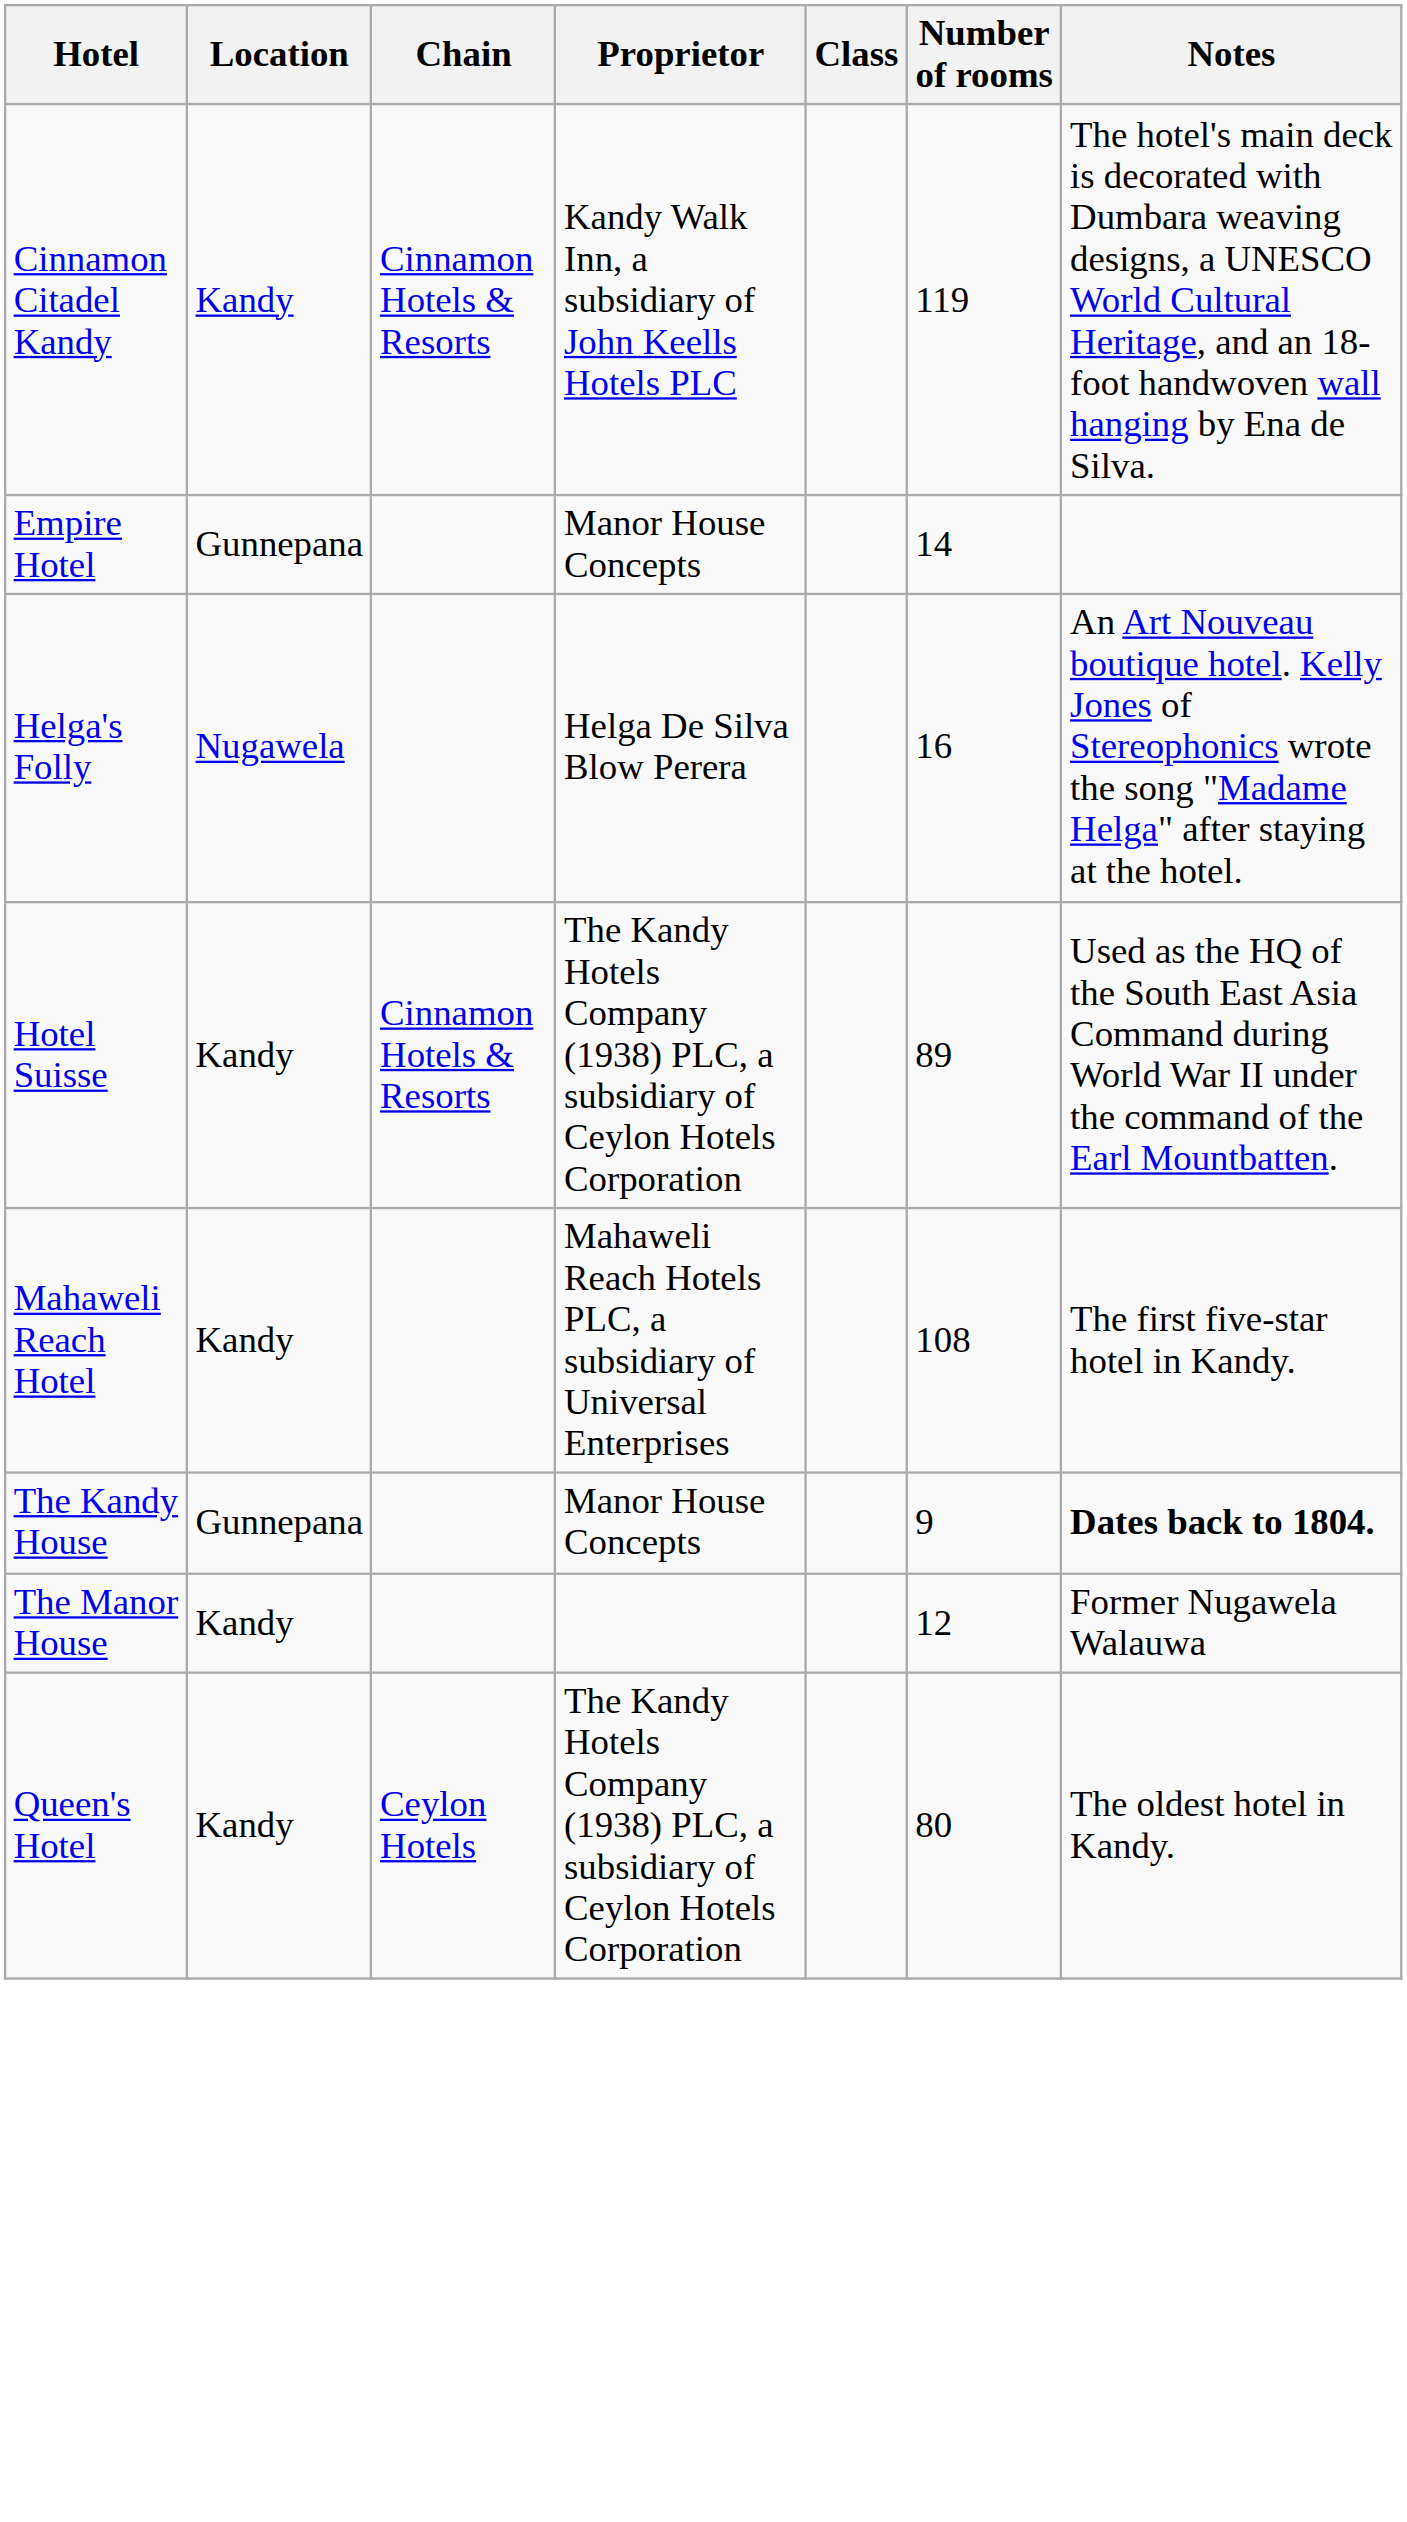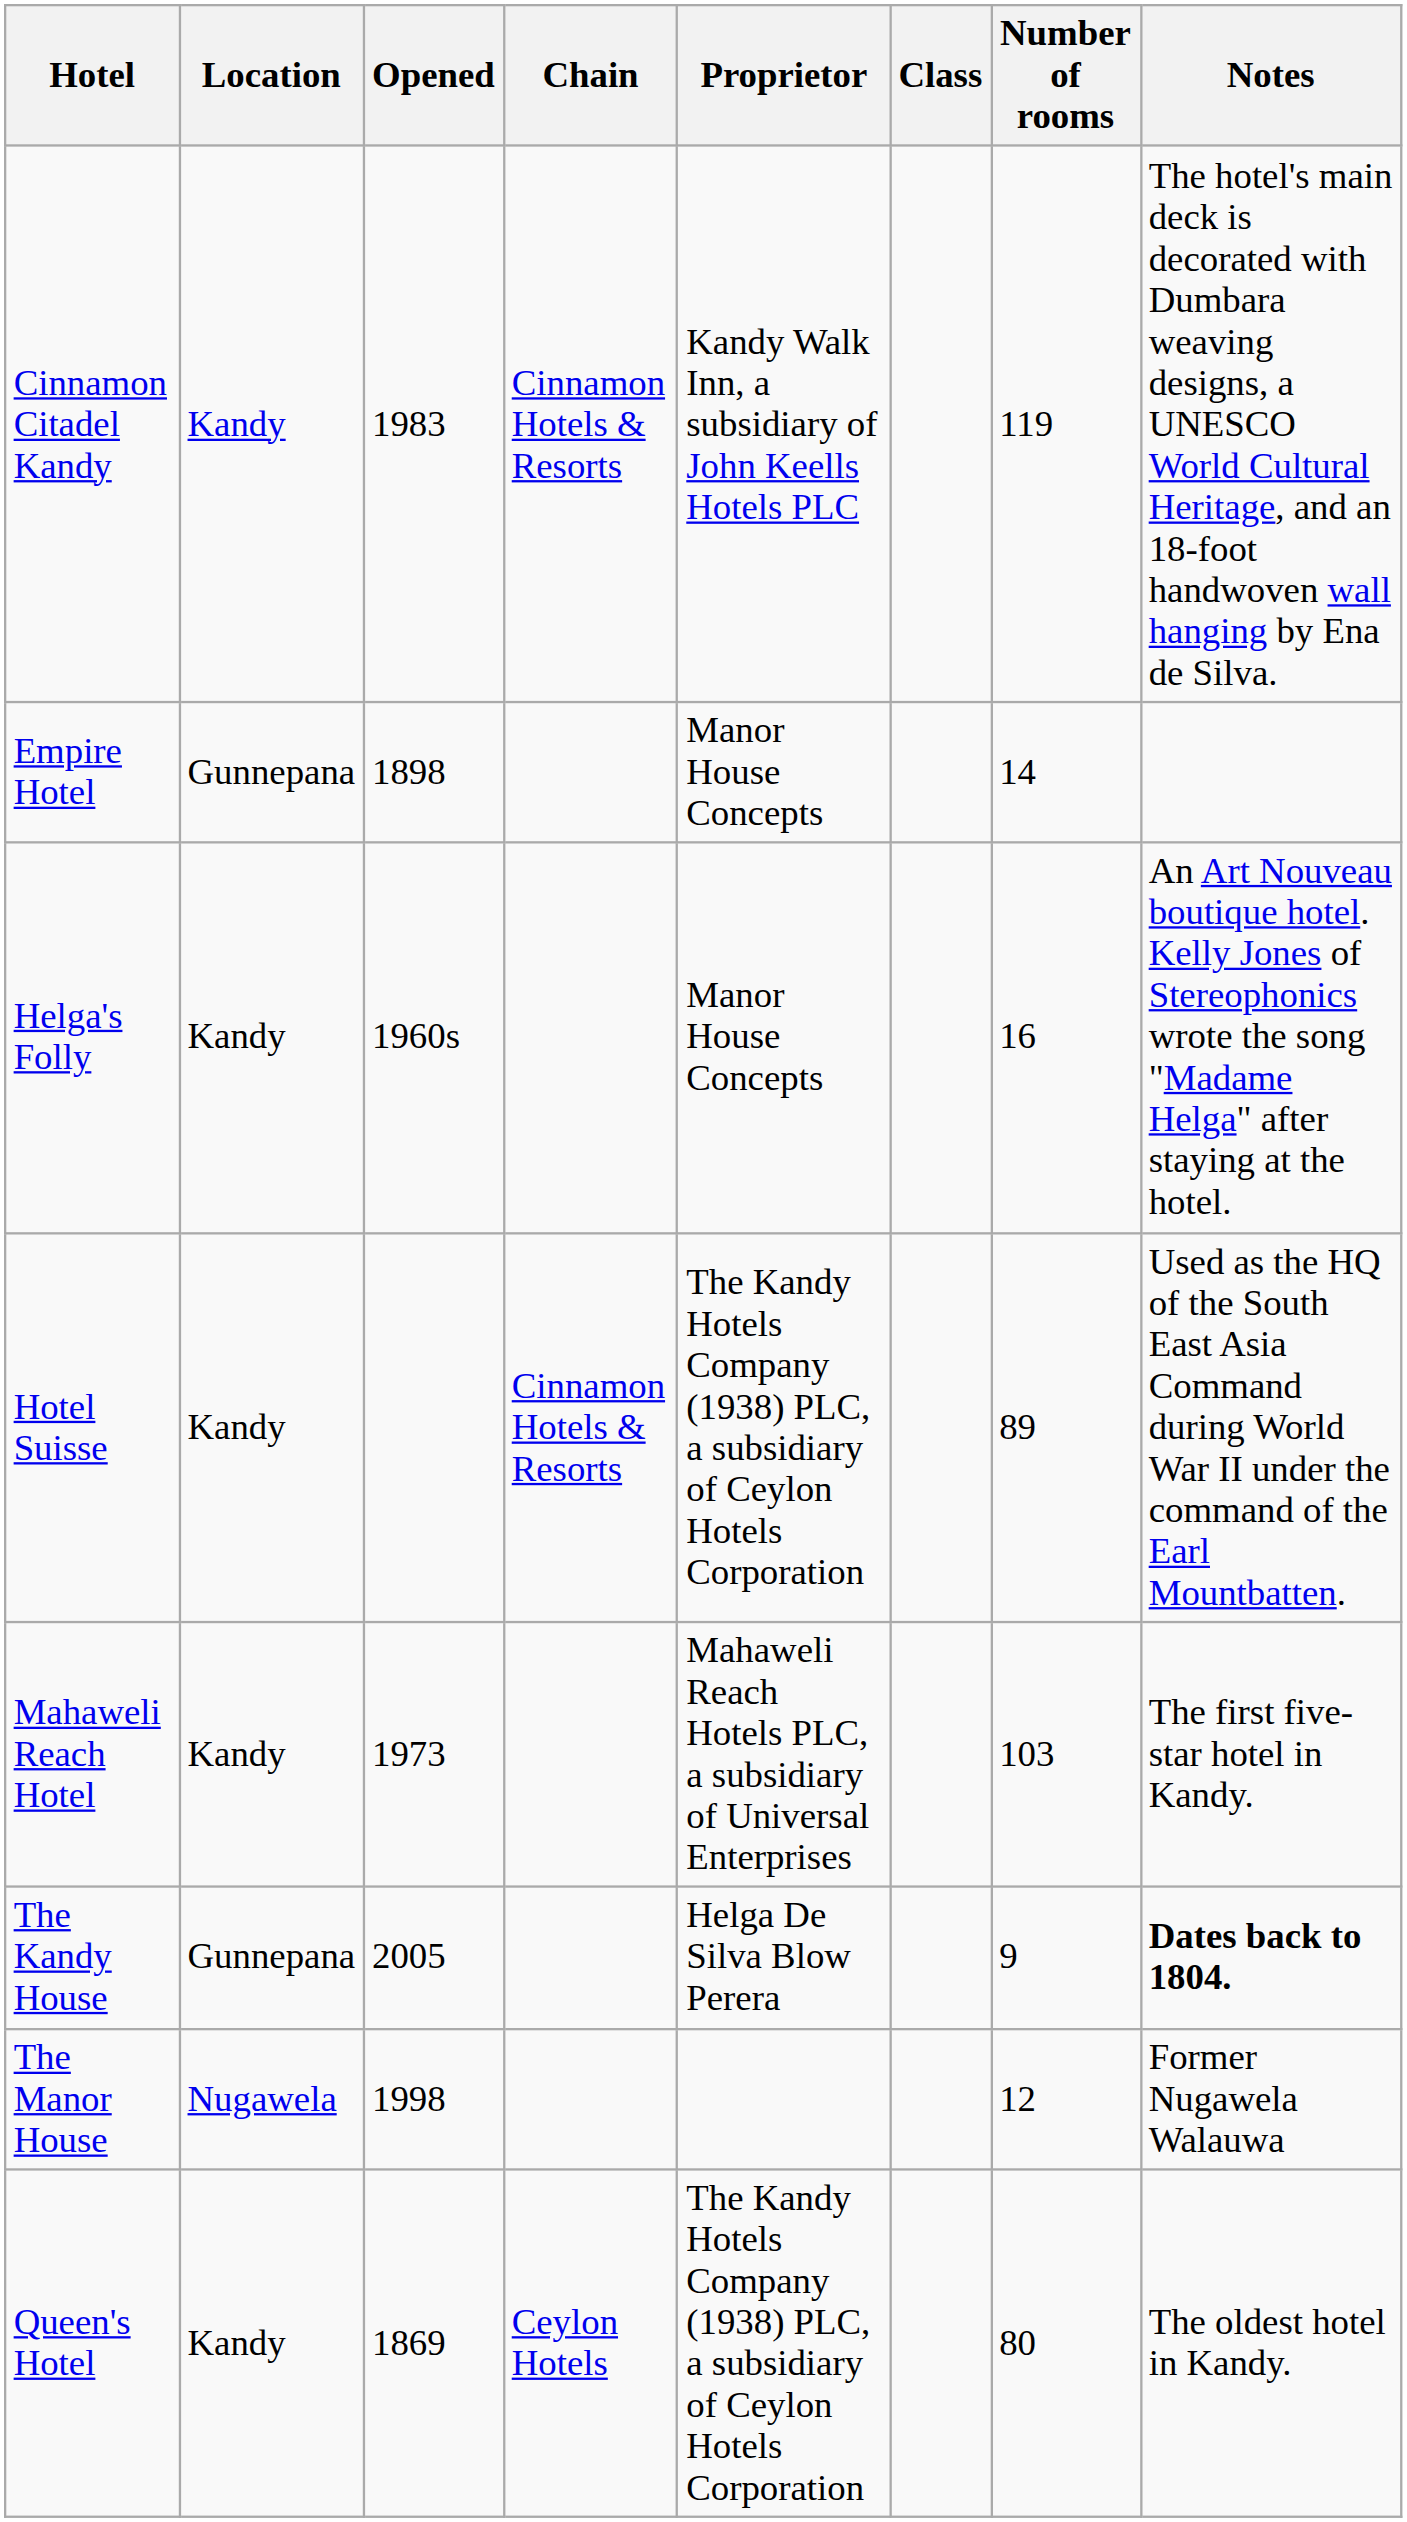+ column: (433, 75)
(270, 746) Nugawela -> (237, 1036) Kandy
(676, 746) Helga De Silva Blow Perera -> (755, 1036) Manor House Concepts
(943, 1339) 108 -> (1027, 1753) 103
(665, 1522) Manor House Concepts -> (769, 1957) Helga De Silva Blow Perera
(245, 1622) Kandy -> (262, 2098) Nugawela
